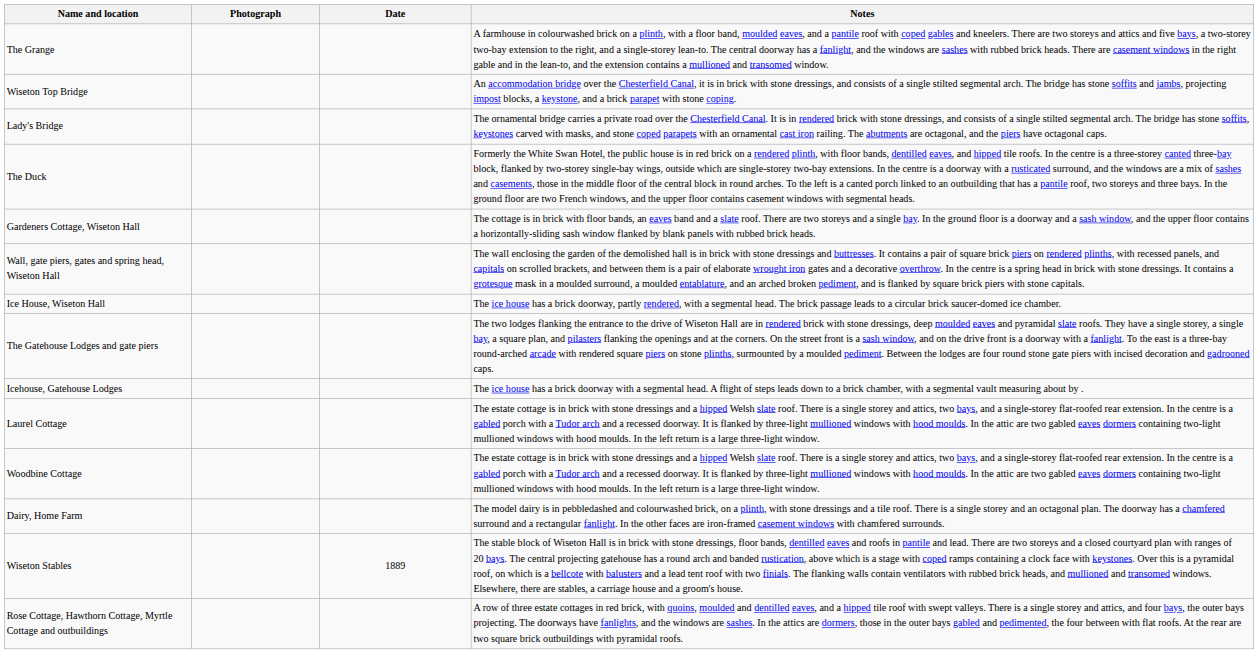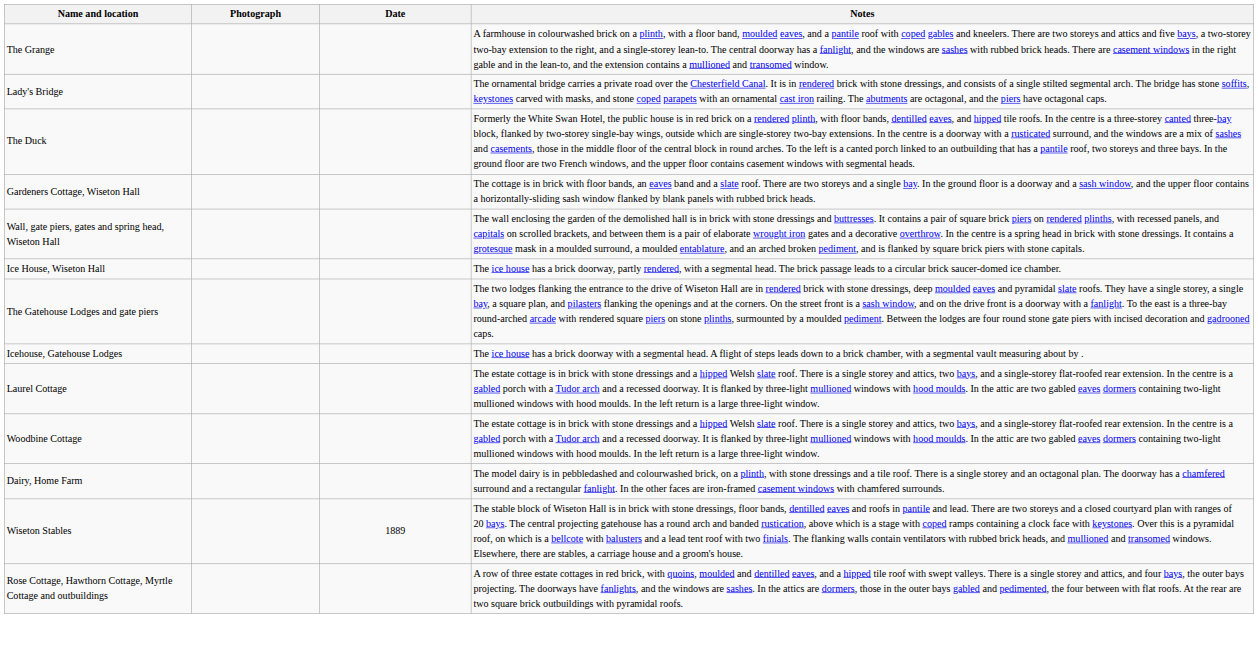- row: (47, 91)
